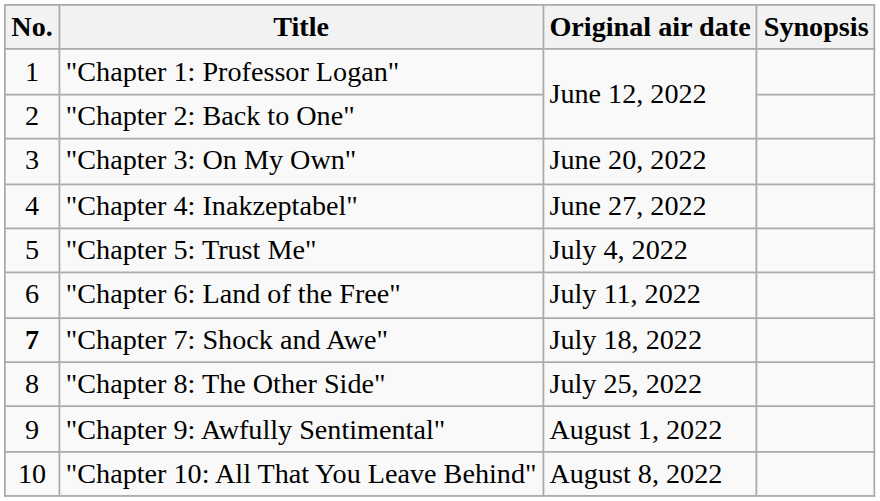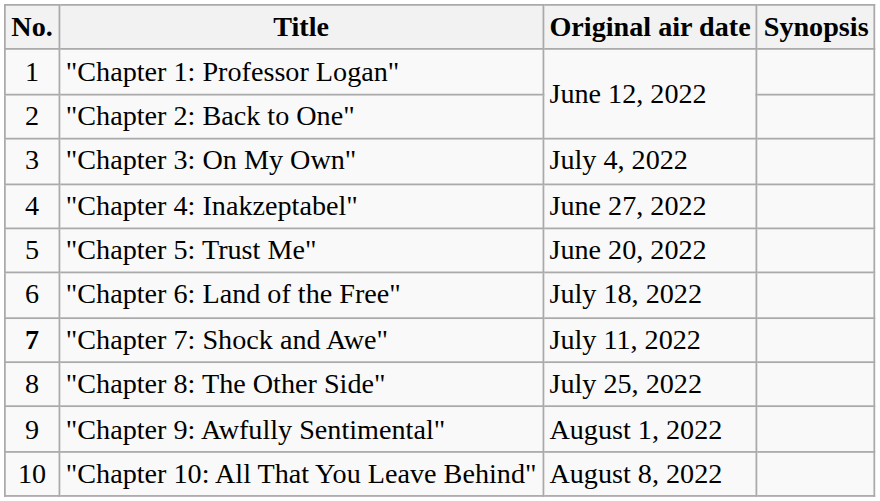(628, 160) June 20, 2022 -> (619, 160) July 4, 2022
(619, 250) July 4, 2022 -> (628, 250) June 20, 2022
(625, 294) July 11, 2022 -> (626, 294) July 18, 2022
(626, 339) July 18, 2022 -> (625, 339) July 11, 2022
